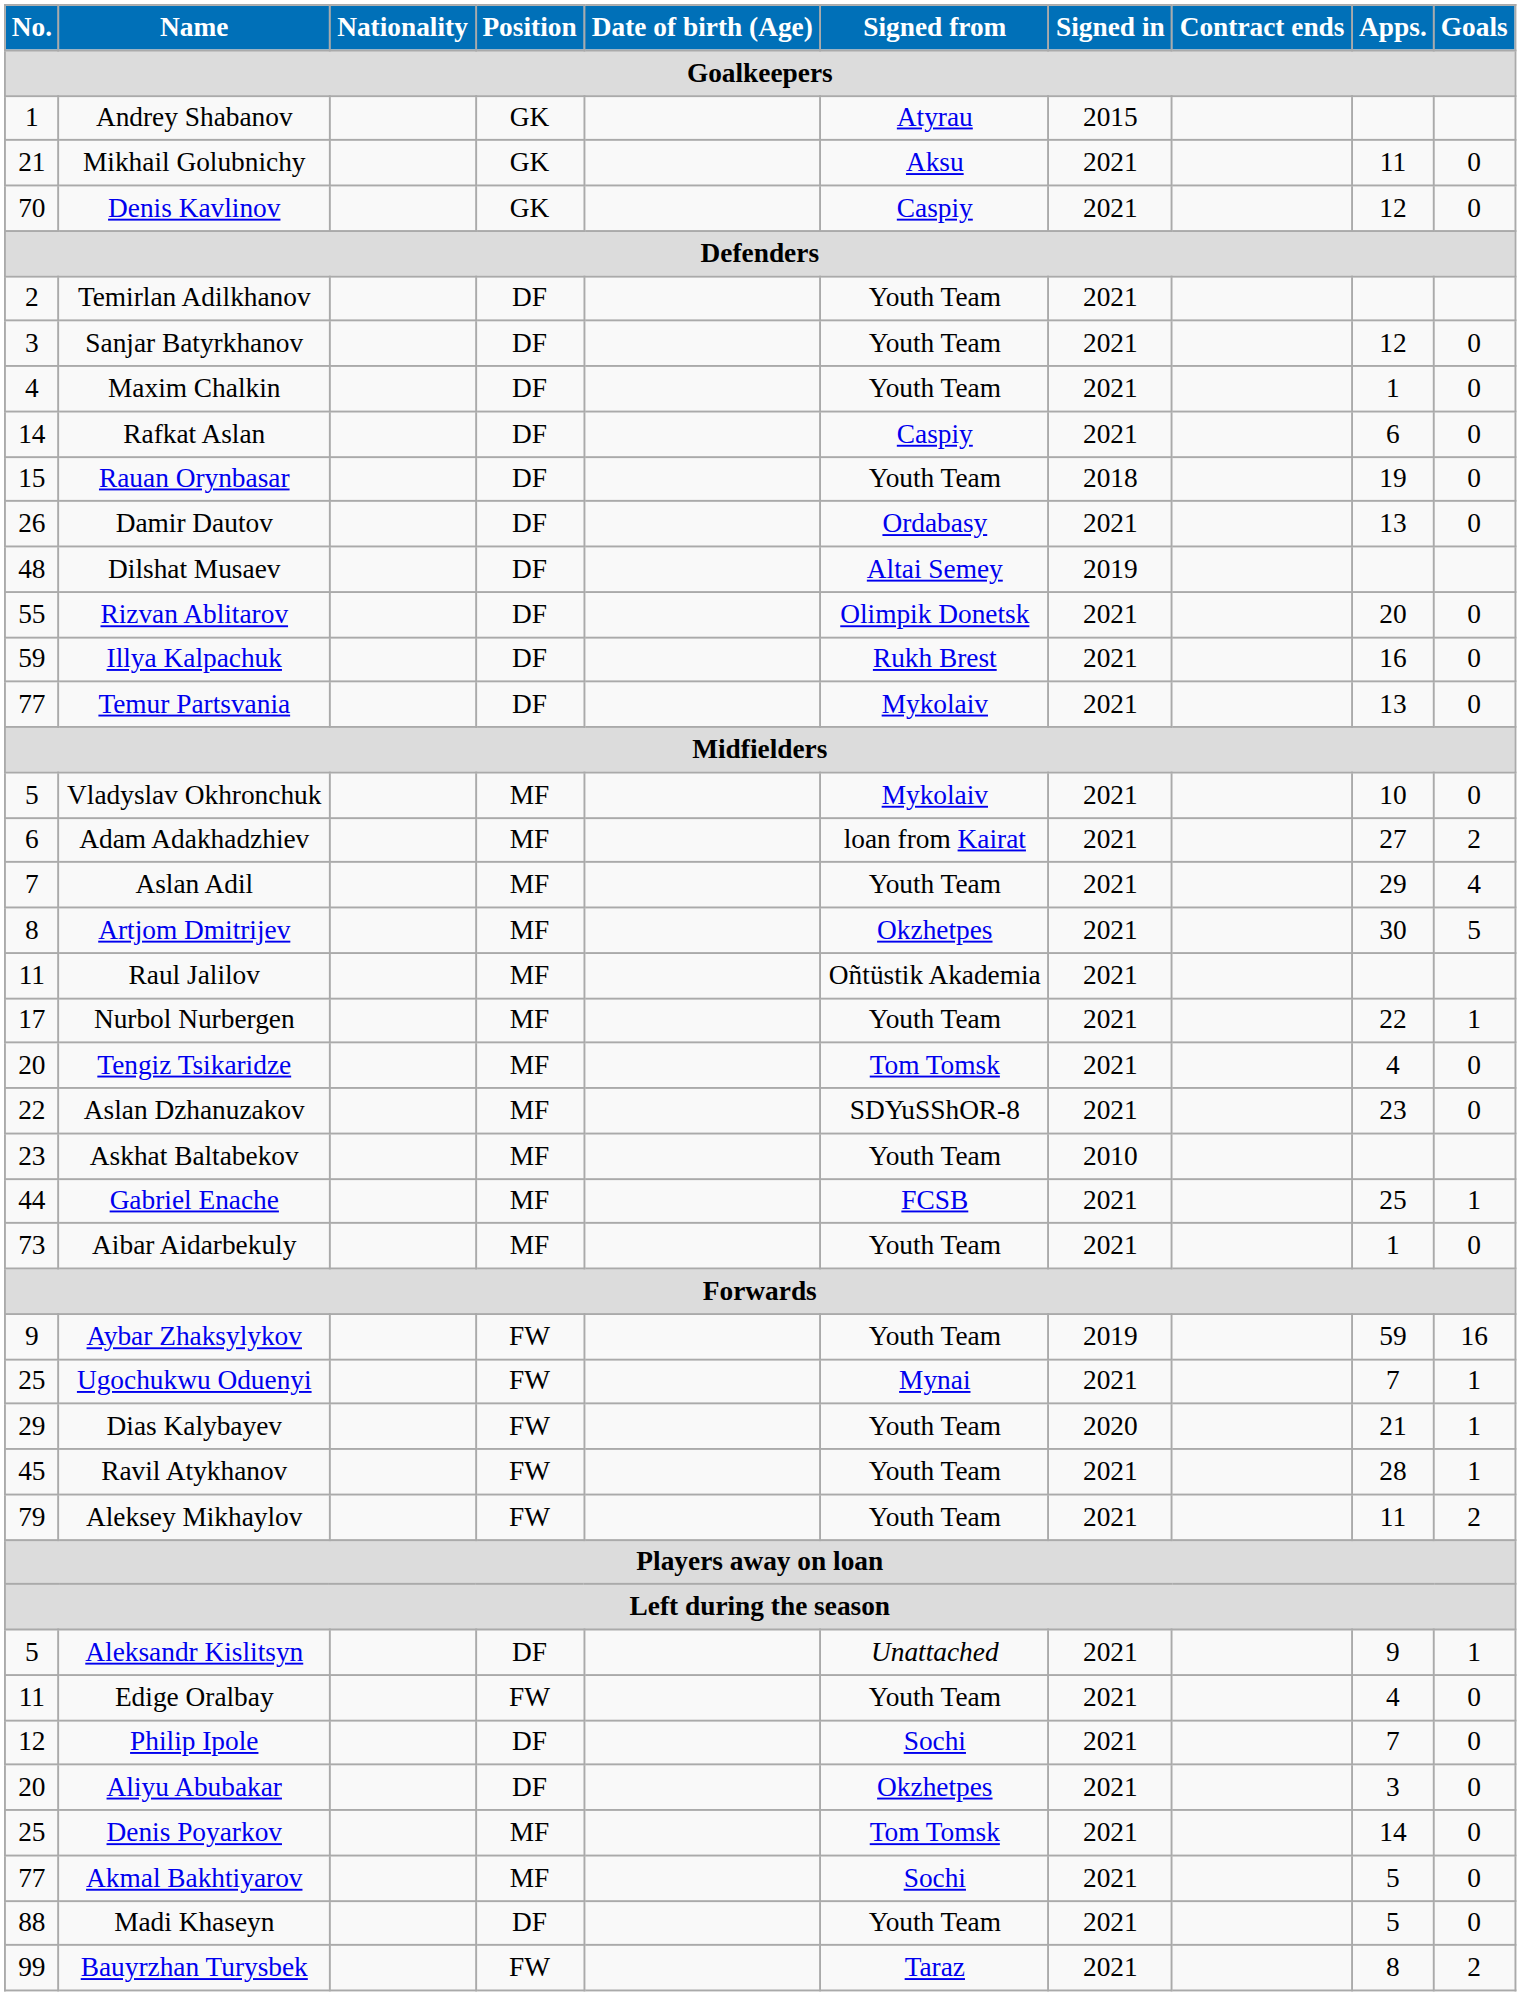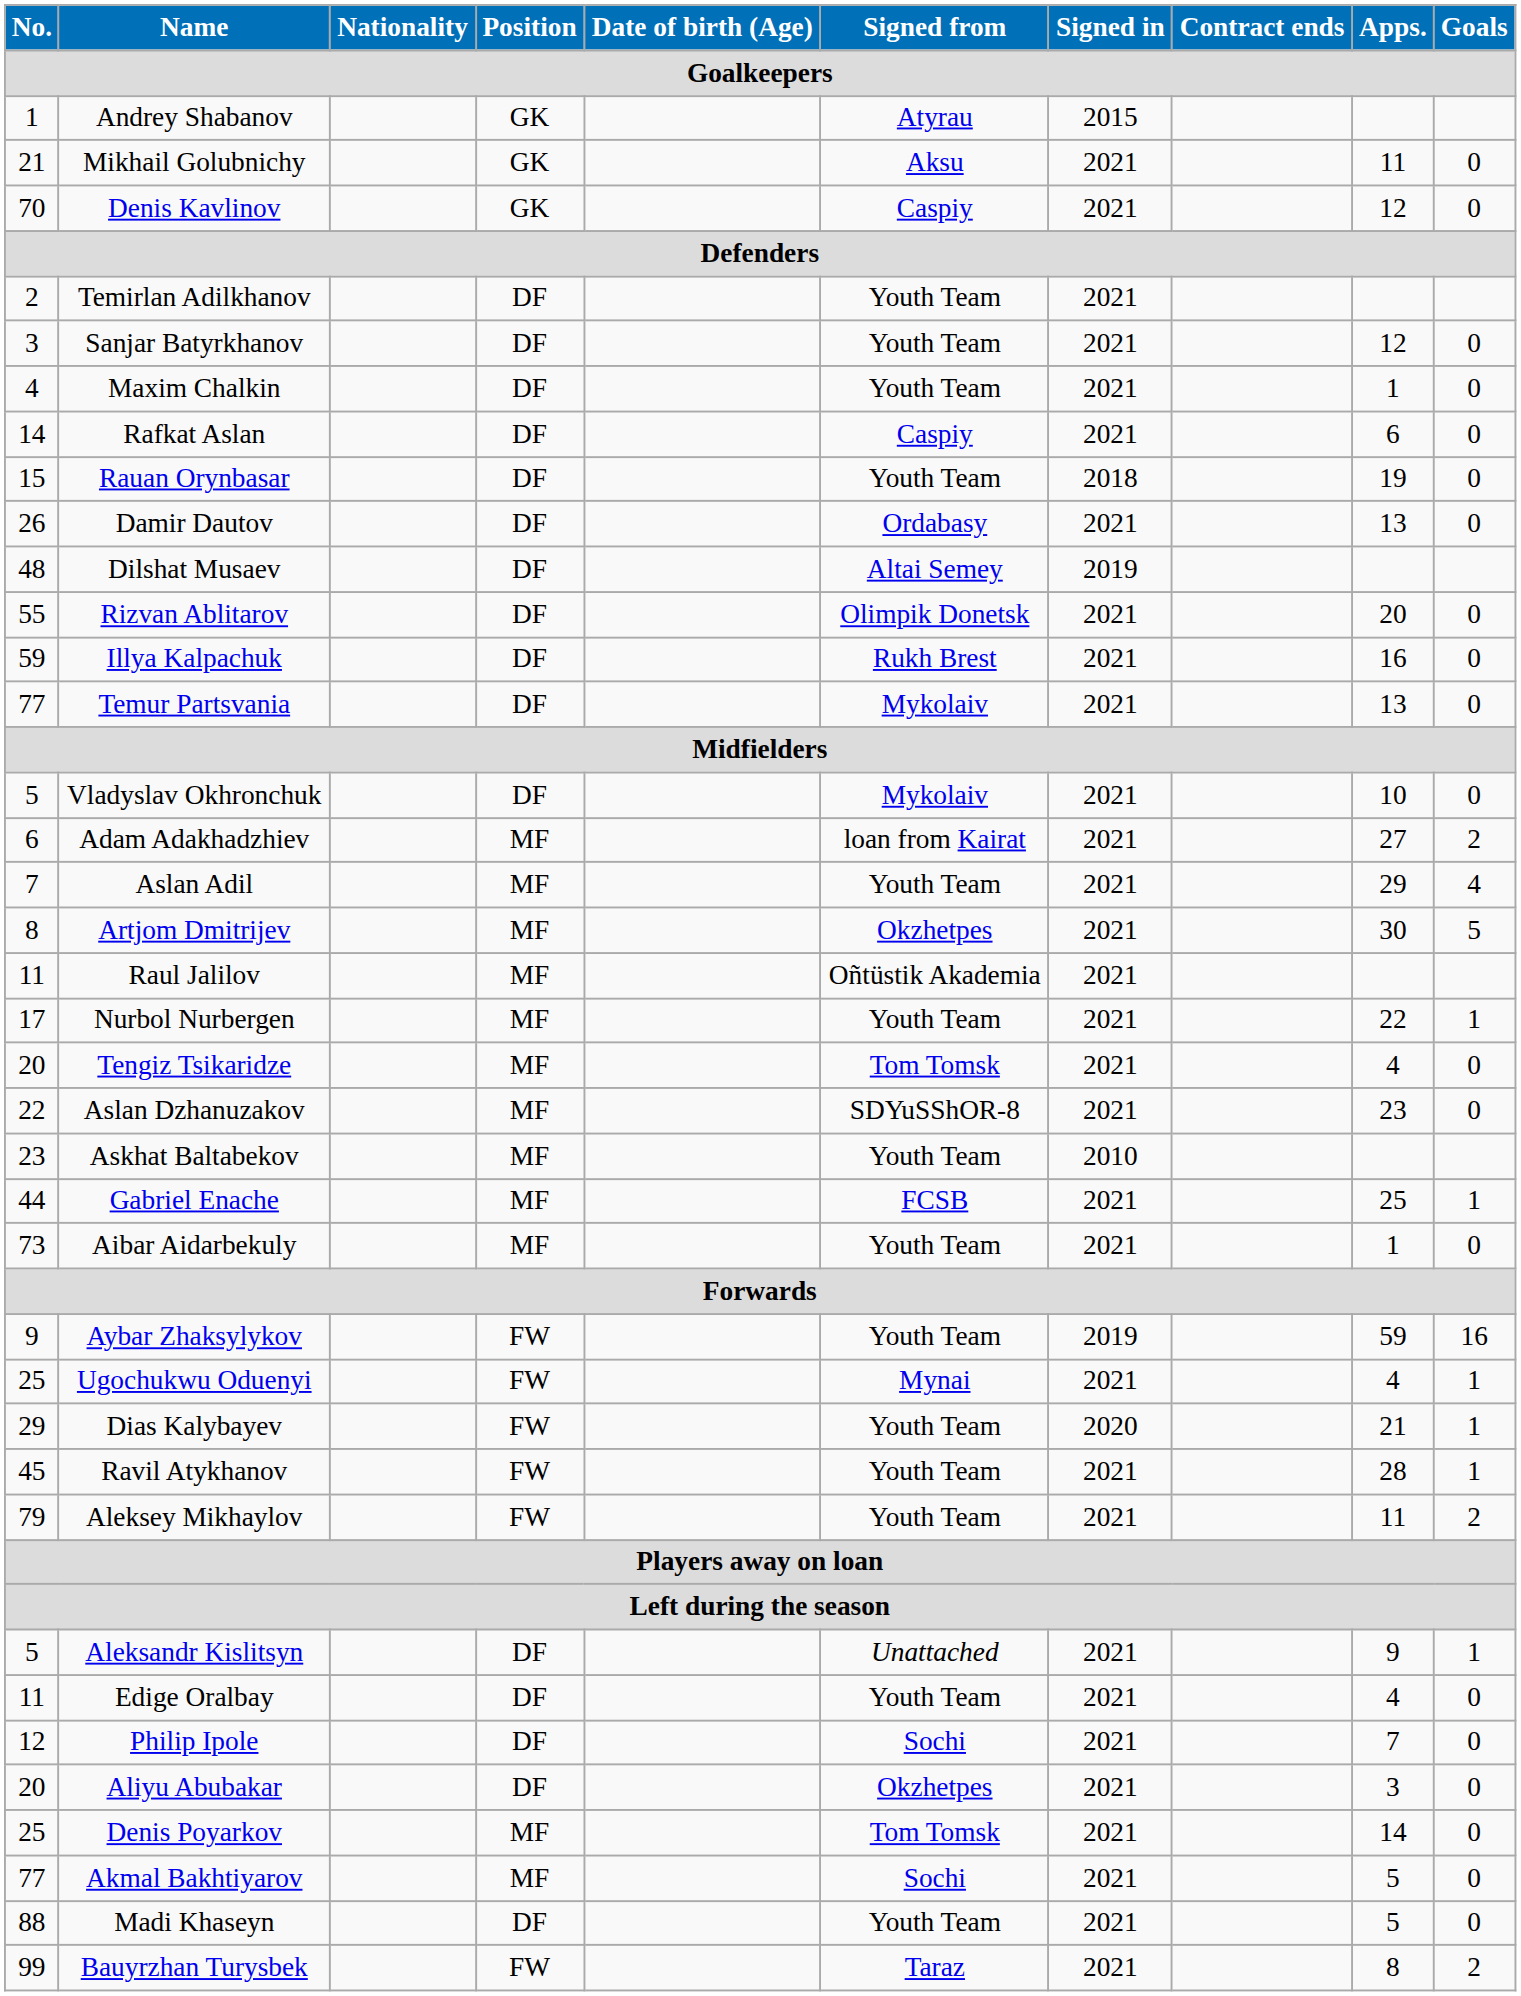(530, 794) MF -> (530, 794) DF
(1393, 1381) 7 -> (1393, 1381) 4
(530, 1697) FW -> (530, 1697) DF
